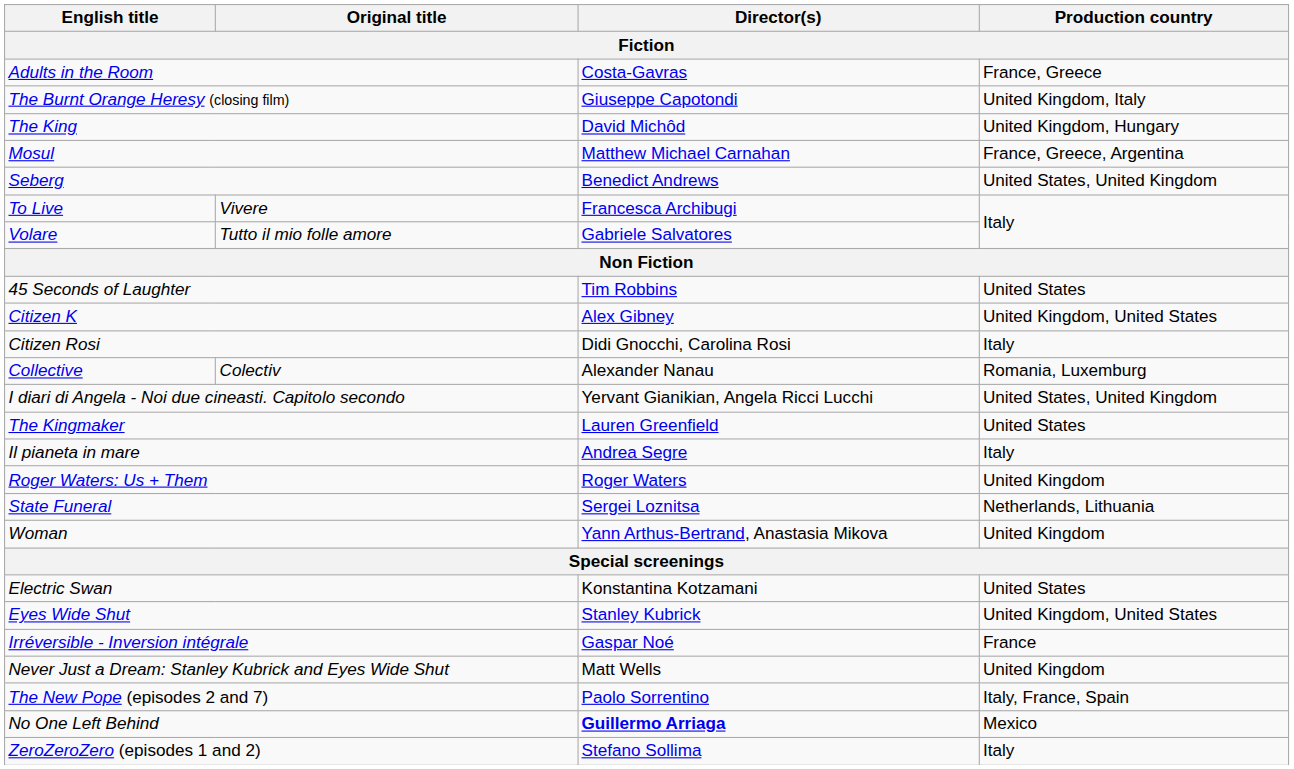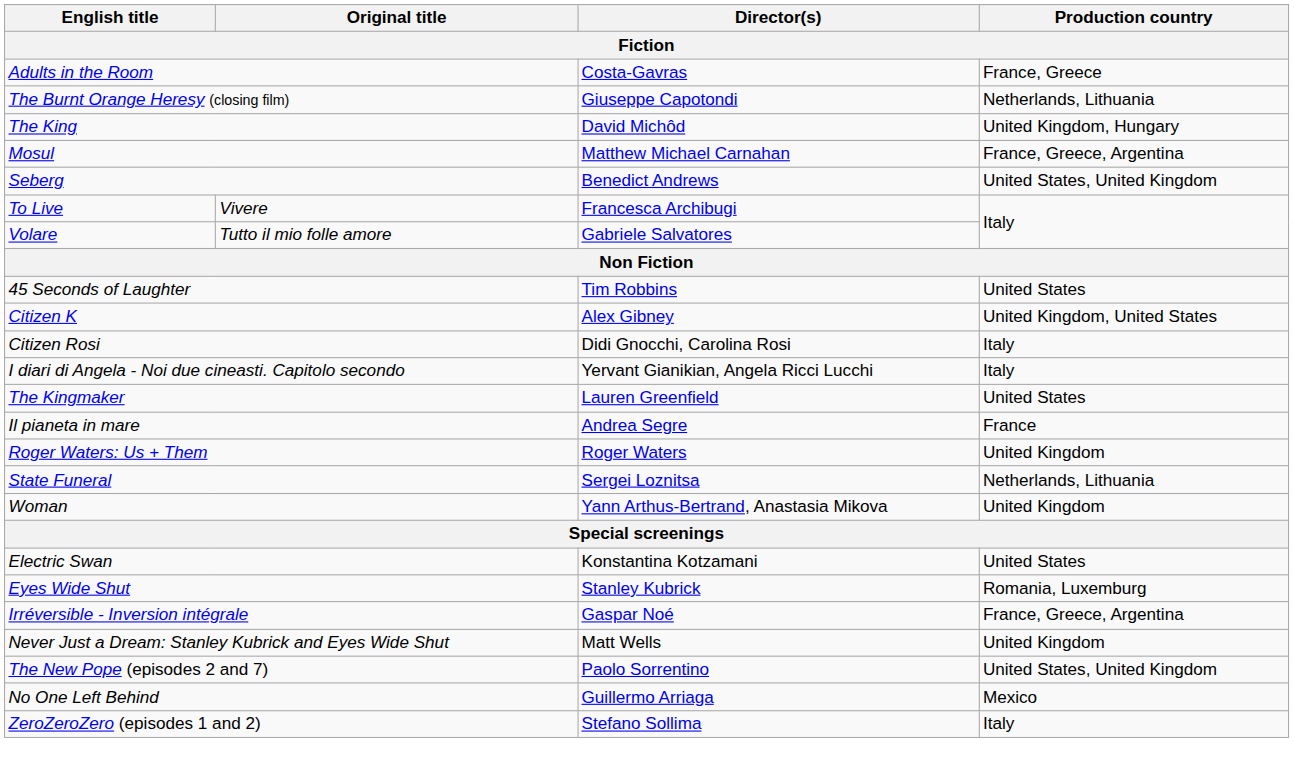(1064, 99) United Kingdom, Italy -> (1069, 99) Netherlands, Lithuania
- row: (46, 371)
(1100, 398) United States, United Kingdom -> (999, 371) Italy
(999, 452) Italy -> (1010, 425) France
(1100, 615) United Kingdom, United States -> (1065, 588) Romania, Luxemburg
(1010, 642) France -> (1083, 615) France, Greece, Argentina
(1056, 696) Italy, France, Spain -> (1100, 669) United States, United Kingdom
(654, 724) bold -> (648, 696) normal
